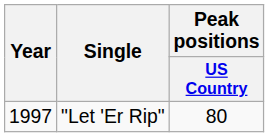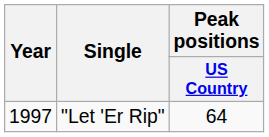(217, 116) 80 -> (217, 116) 64
